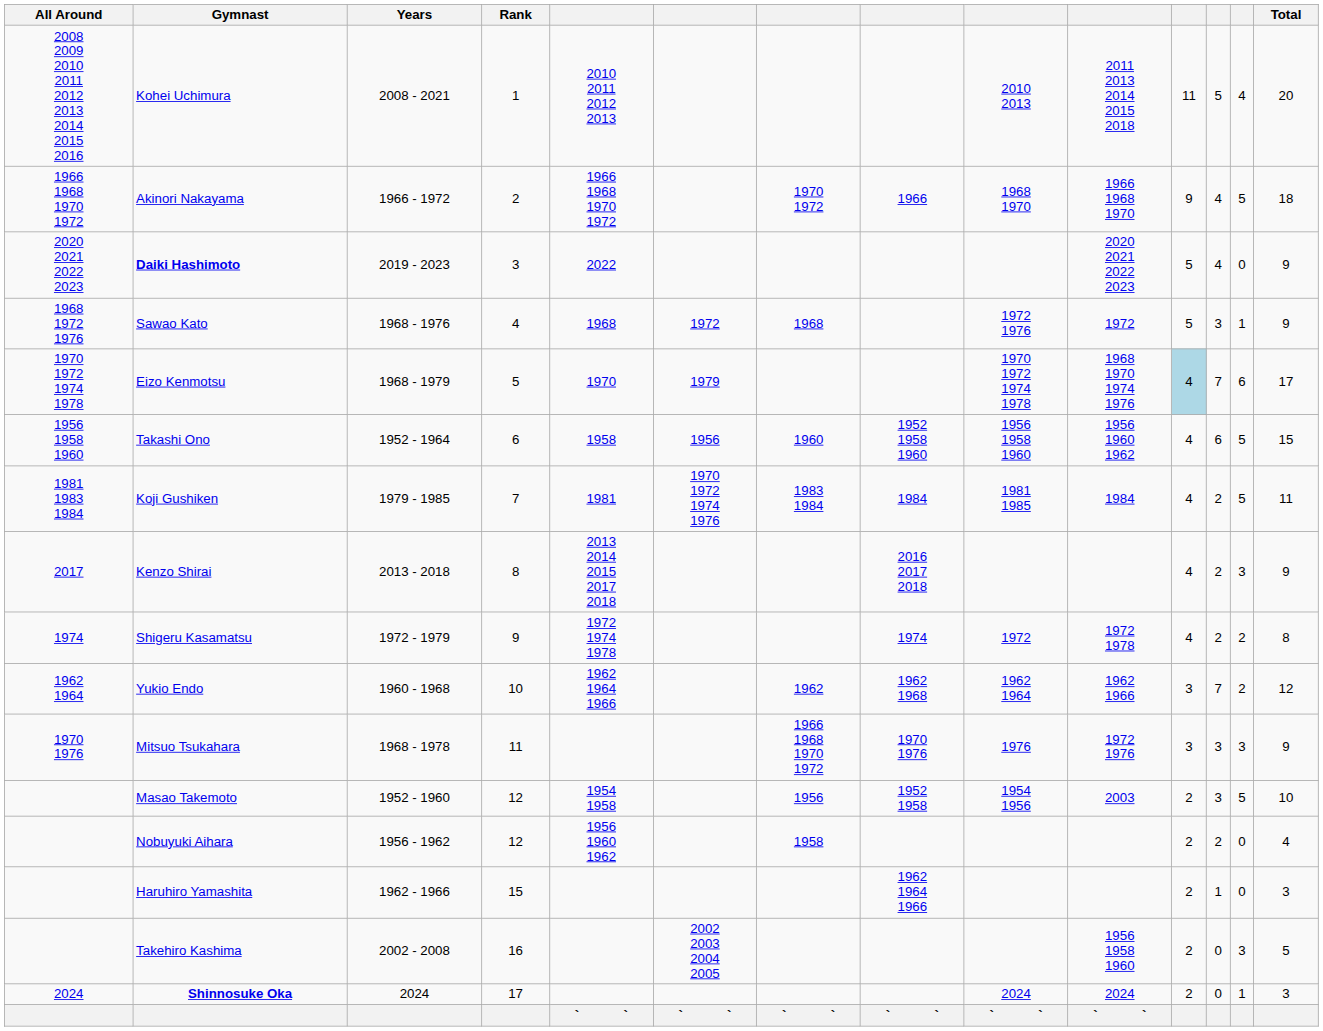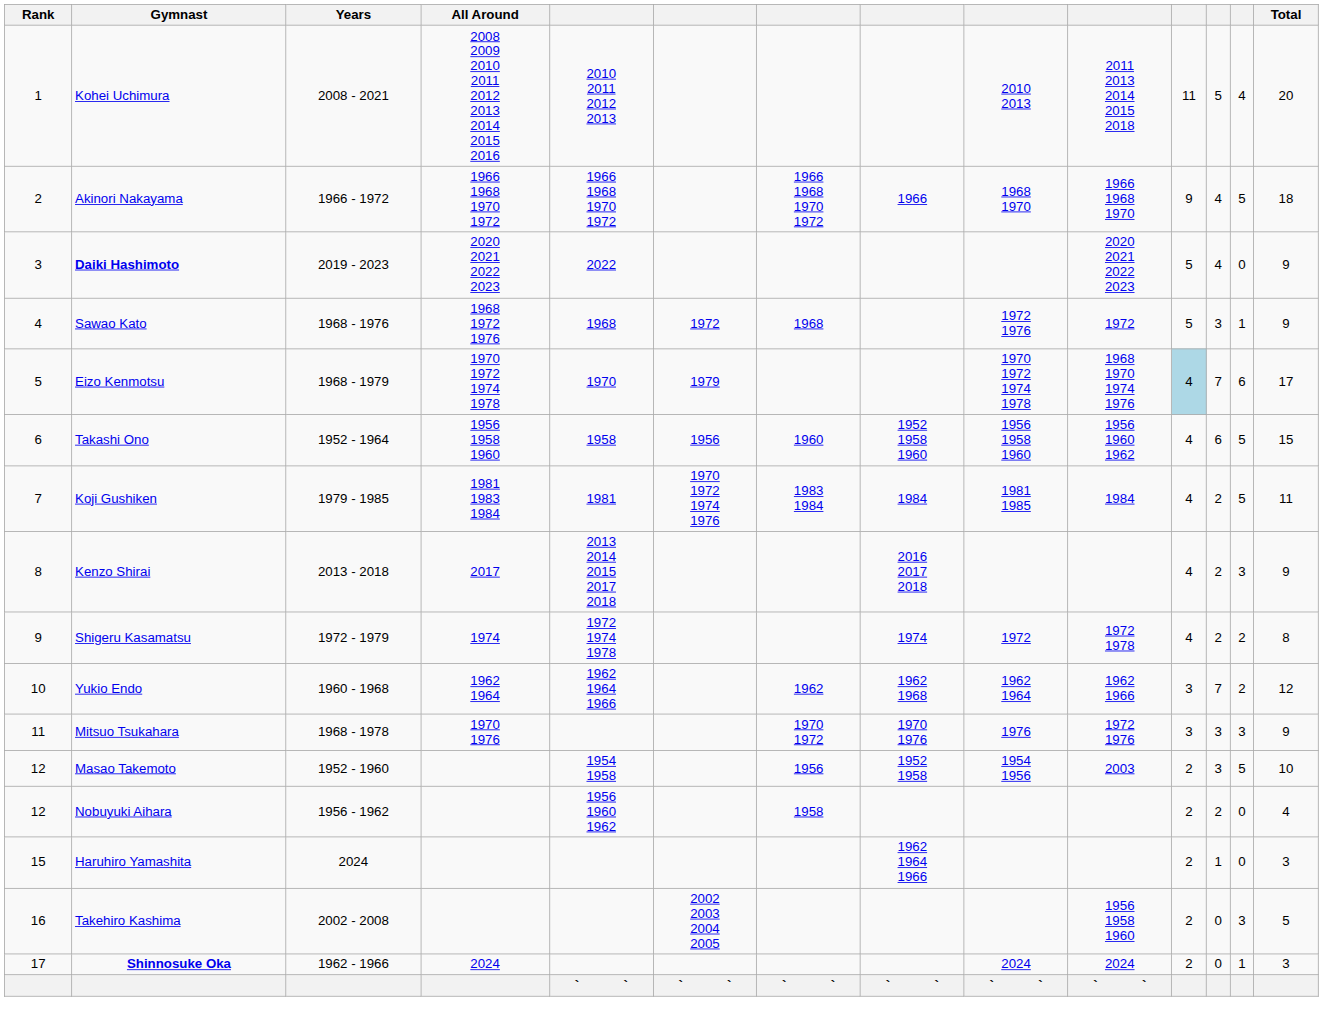columns swapped: (516, 15) <-> (69, 15)
(809, 199) 1970 1972 -> (809, 199) 1966 1968 1970 1972
(809, 747) 1966 1968 1970 1972 -> (809, 732) 1970 1972
(414, 892) 1962 - 1966 -> (353, 862) 2024
(414, 994) 2024 -> (353, 964) 1962 - 1966
